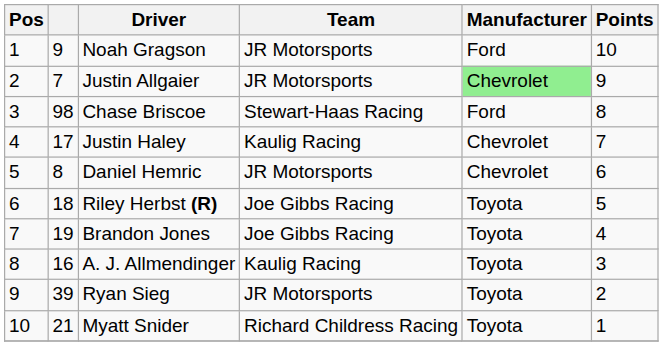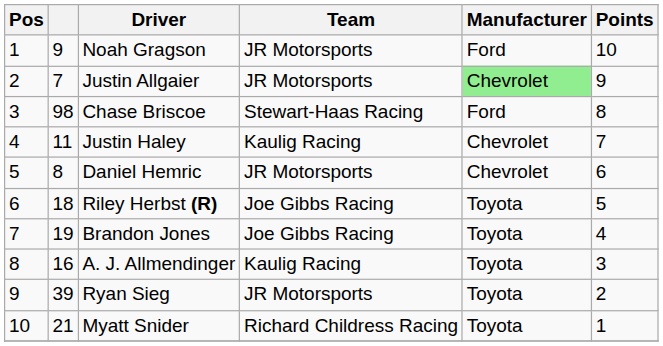(63, 141) 17 -> (62, 141) 11
